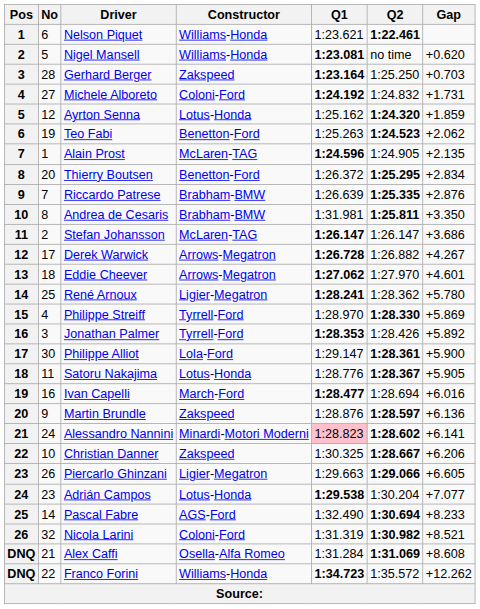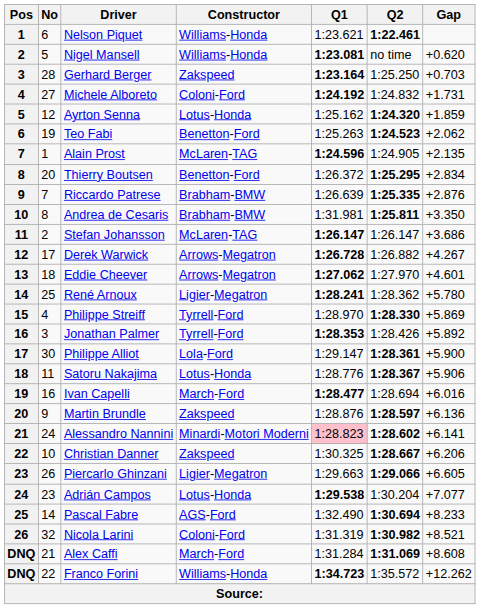(445, 374) +5.905 -> (445, 374) +5.906
(232, 554) Osella-Alfa Romeo -> (212, 554) March-Ford
